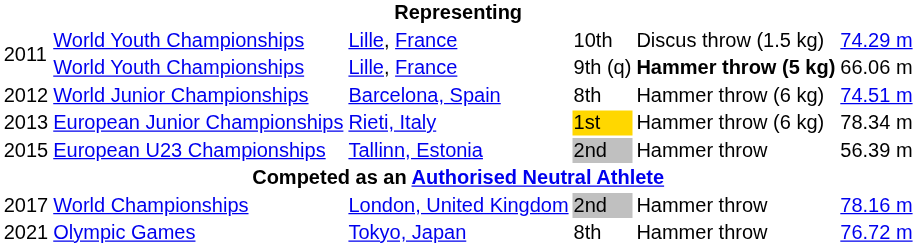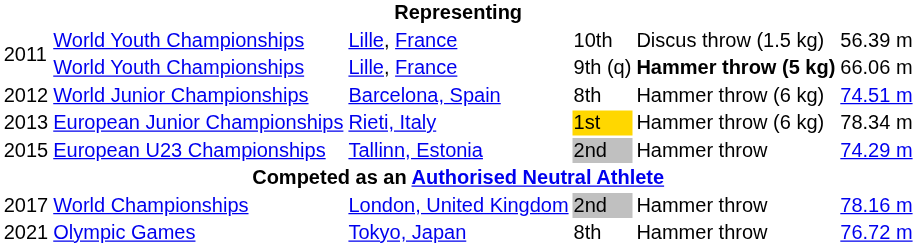(876, 40) 74.29 m -> (876, 40) 56.39 m
(876, 150) 56.39 m -> (876, 150) 74.29 m
